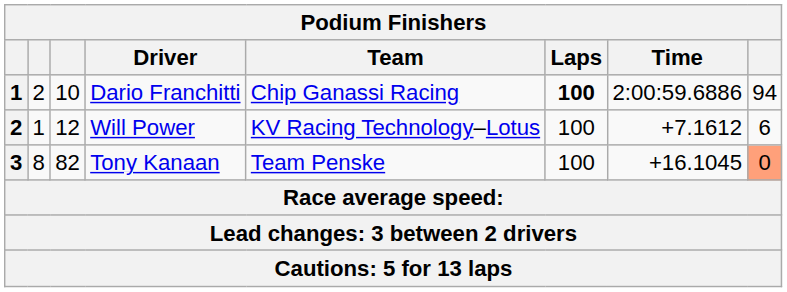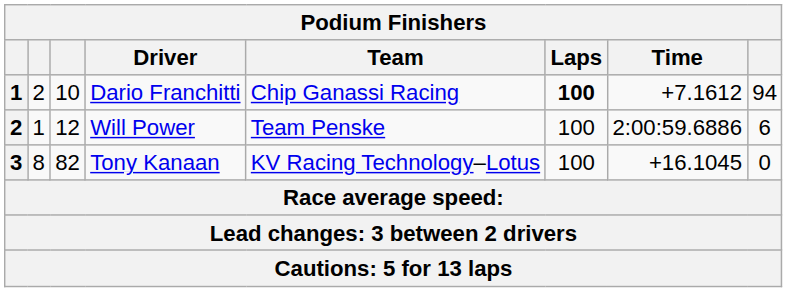(677, 93) 2:00:59.6886 -> (702, 93) +7.1612
(395, 128) KV Racing Technology–Lotus -> (318, 128) Team Penske
(702, 128) +7.1612 -> (677, 128) 2:00:59.6886
(318, 163) Team Penske -> (395, 163) KV Racing Technology–Lotus
(765, 163) lightsalmon background -> (765, 163) no background
